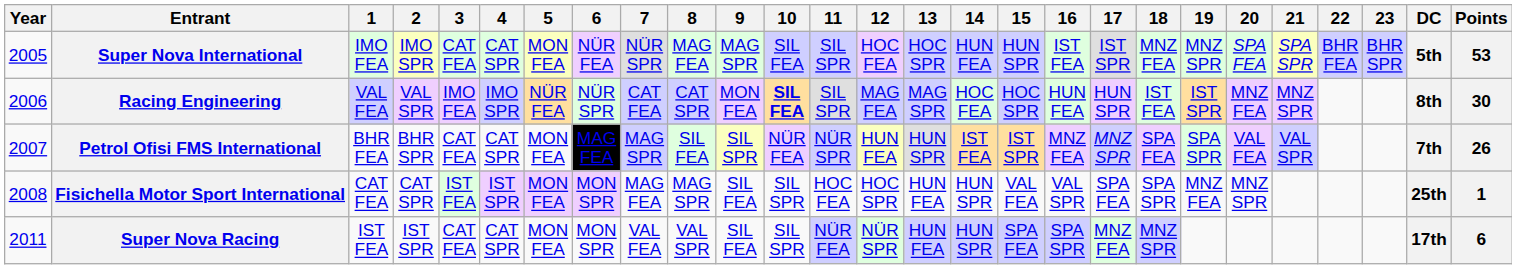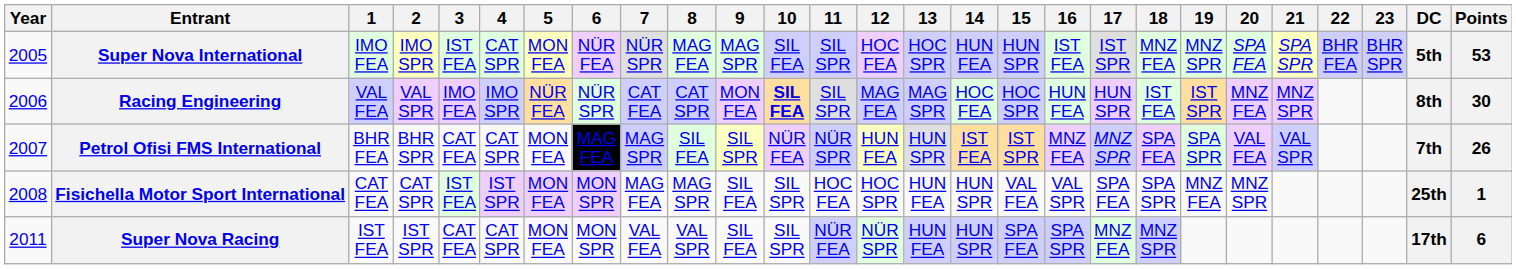(459, 55) CAT FEA -> (459, 55) IST FEA
